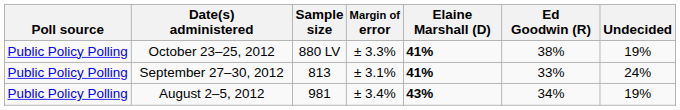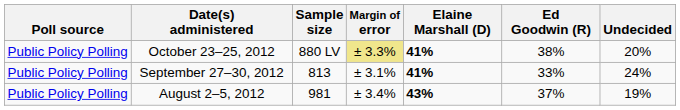(375, 51) no background -> (375, 51) khaki background
(638, 51) 19% -> (638, 51) 20%
(551, 94) 34% -> (551, 94) 37%
